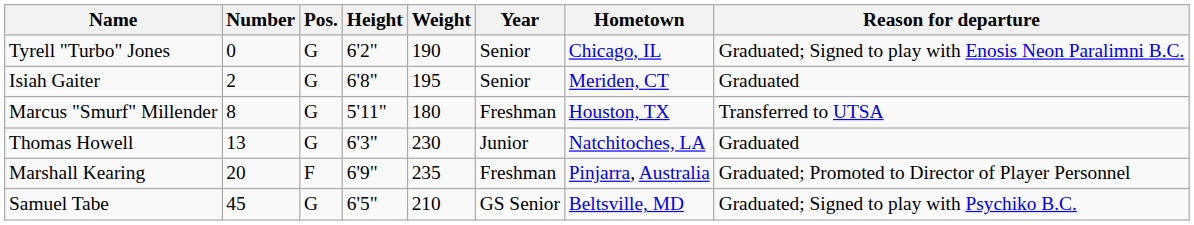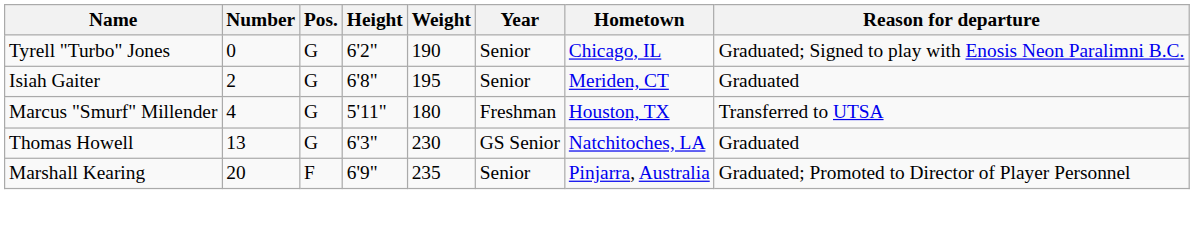(231, 111) 8 -> (231, 111) 4
(504, 142) Junior -> (520, 142) GS Senior
(518, 173) Freshman -> (505, 173) Senior
- row: (59, 204)
